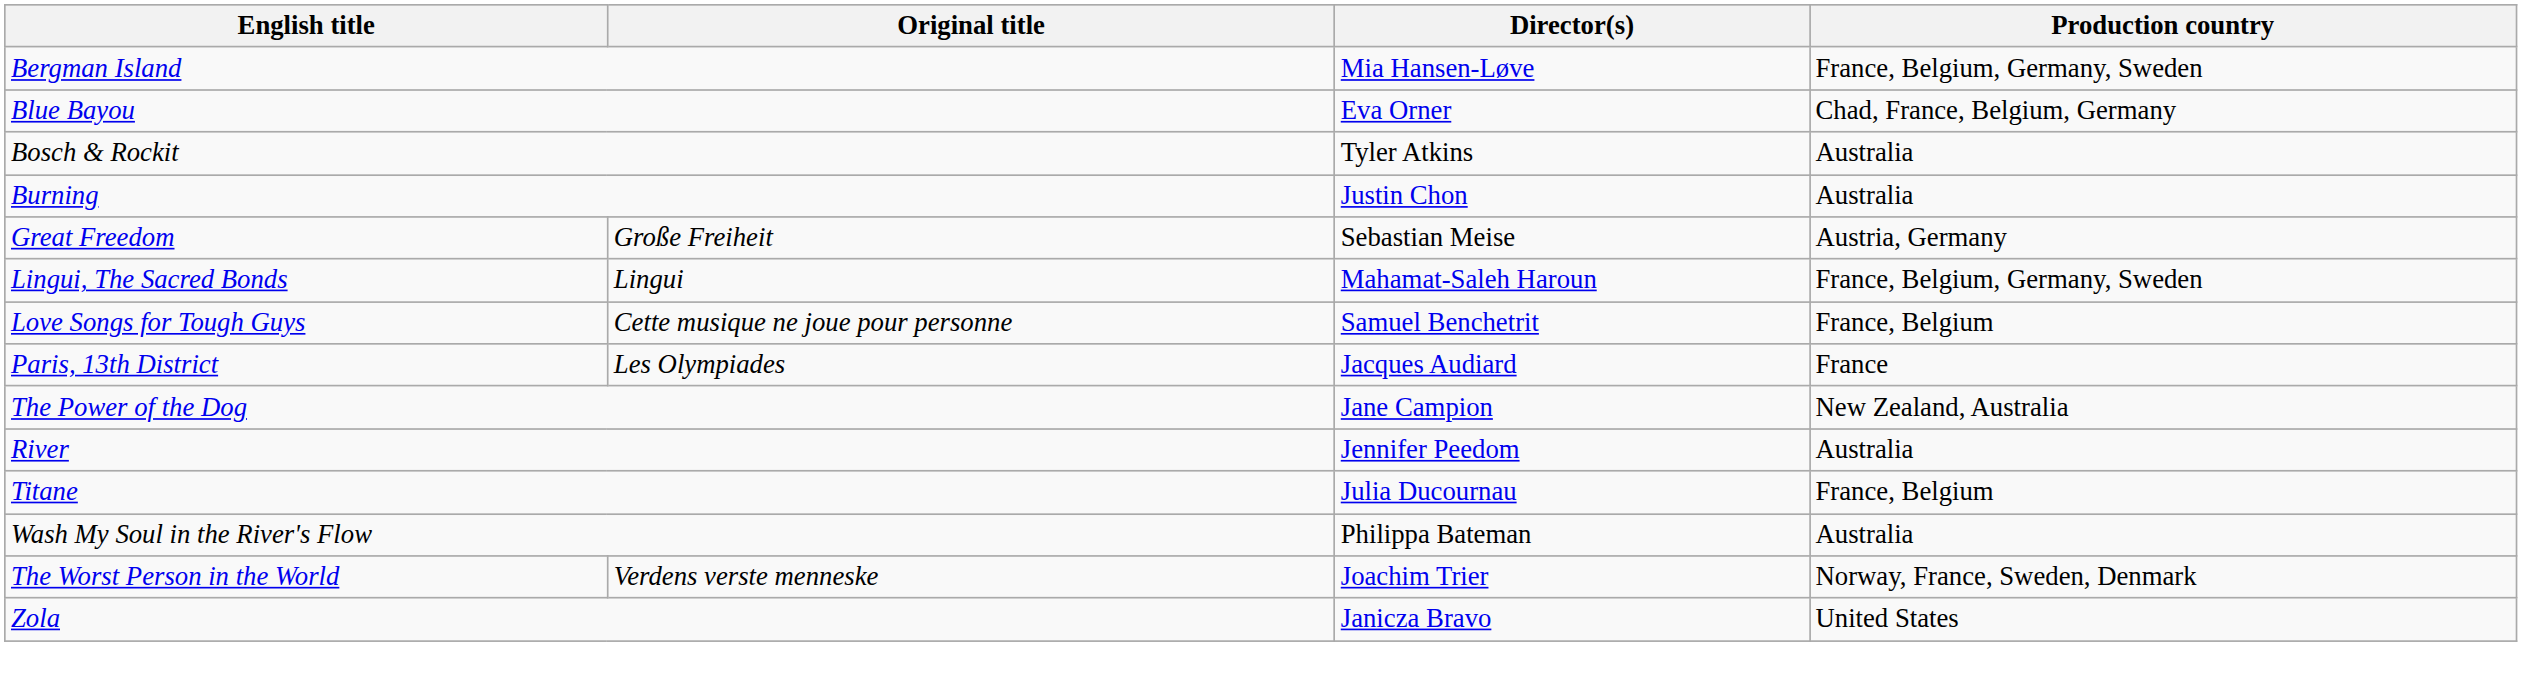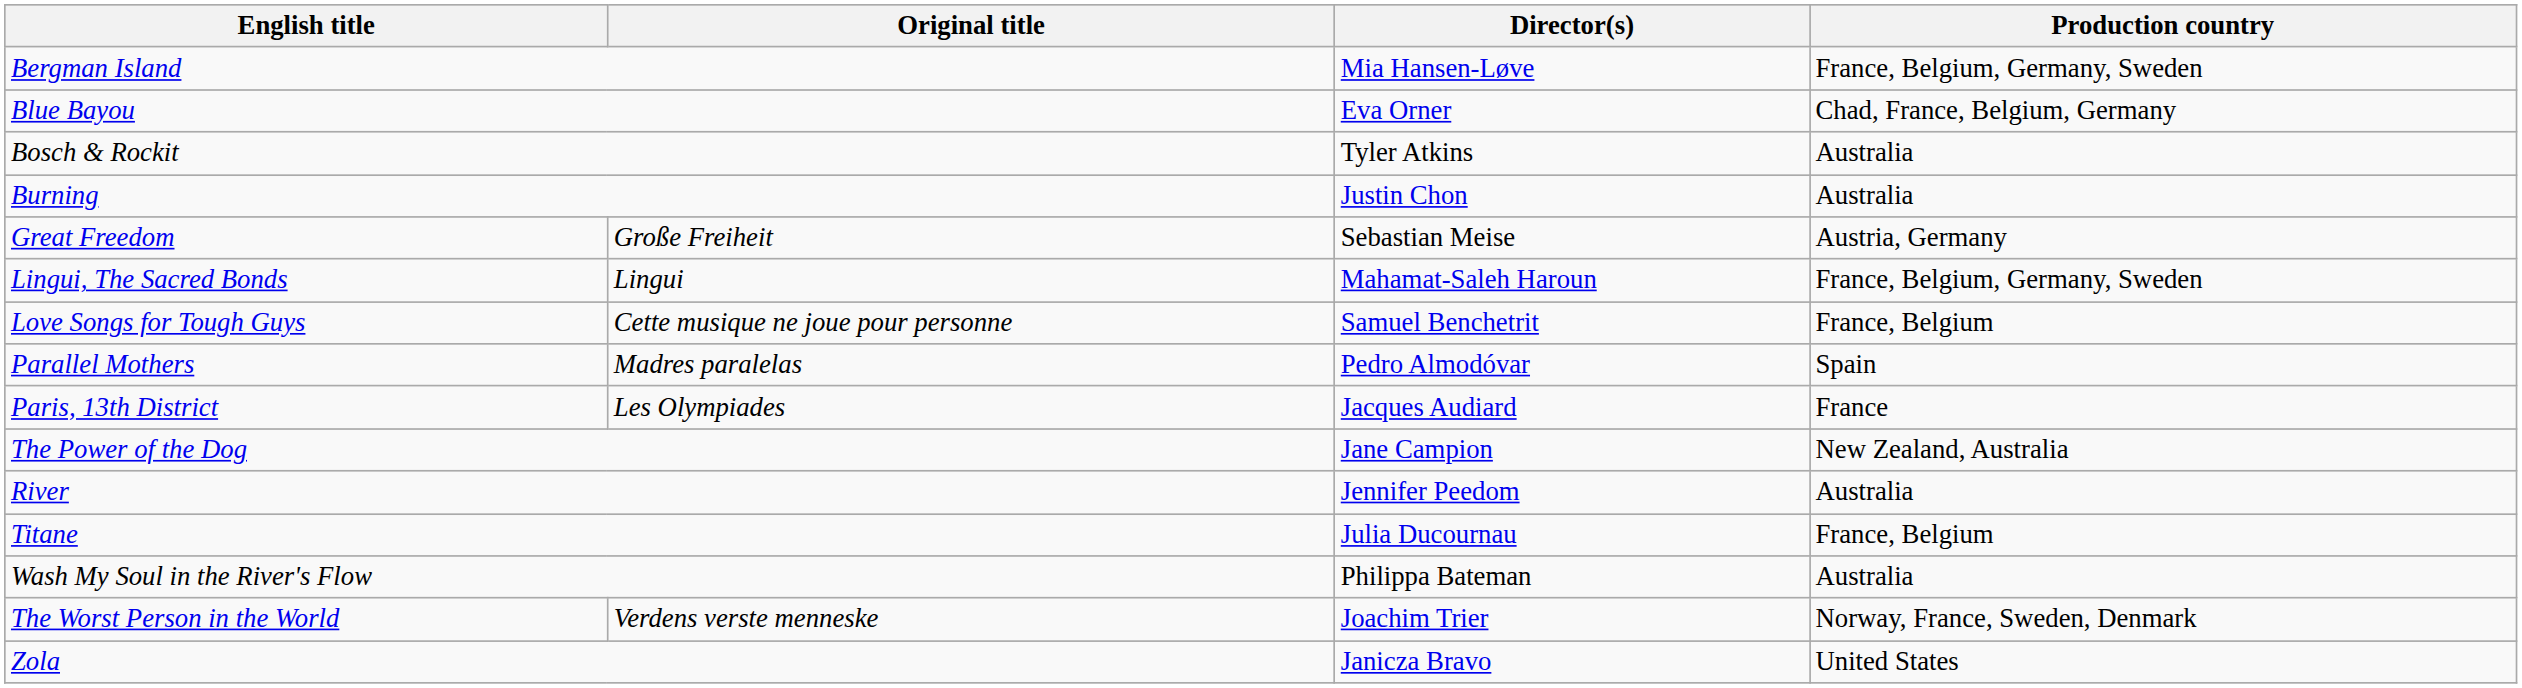+ row: (103, 364)
